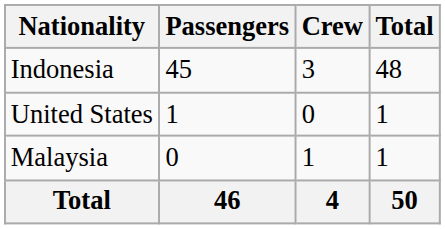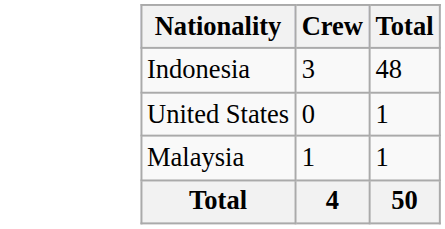- column: (227, 26)
